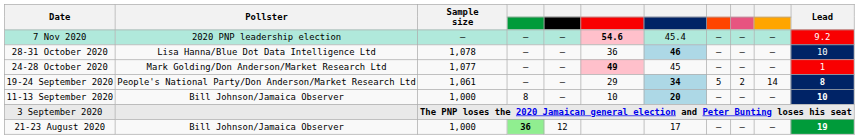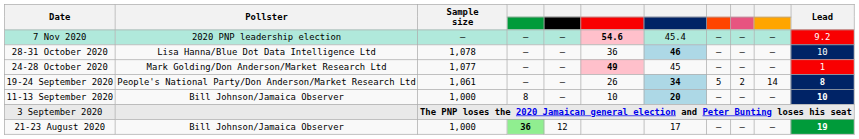(612, 82) 29 -> (612, 82) 26
